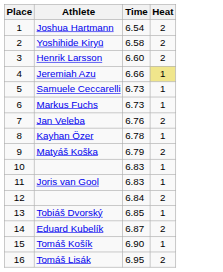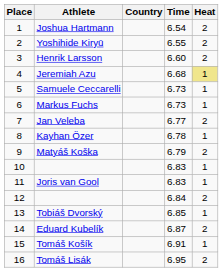+ column: (144, 12)
(135, 43) 6.58 -> (177, 43) 6.55
(135, 74) 6.66 -> (177, 74) 6.68
(135, 120) 6.76 -> (177, 120) 6.77
(135, 244) 6.90 -> (177, 244) 6.91
